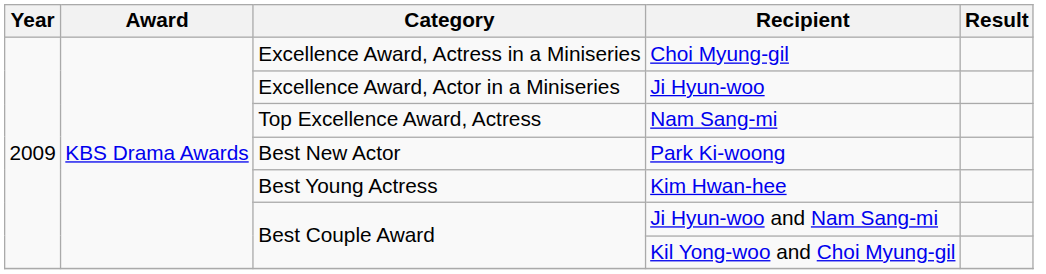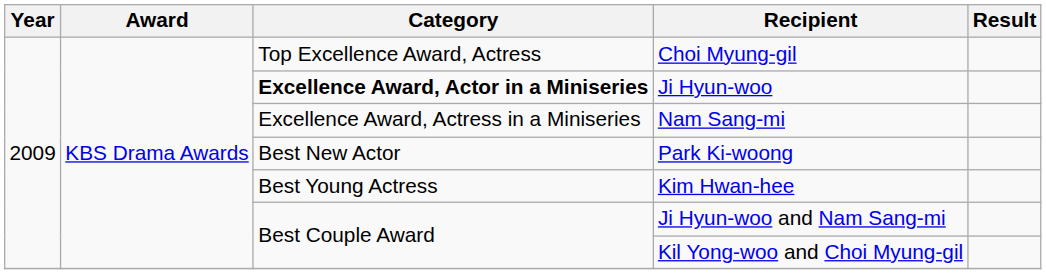(449, 53) Excellence Award, Actress in a Miniseries -> (400, 53) Top Excellence Award, Actress
(439, 86) normal -> (453, 86) bold
(400, 119) Top Excellence Award, Actress -> (449, 119) Excellence Award, Actress in a Miniseries
